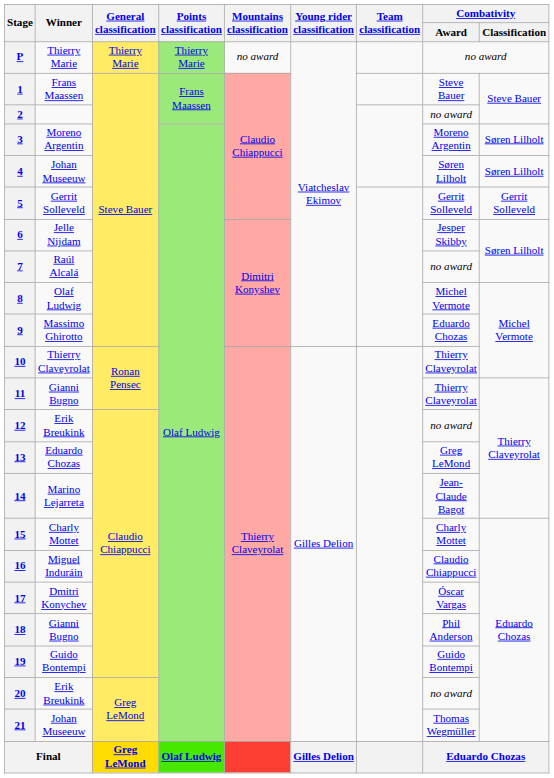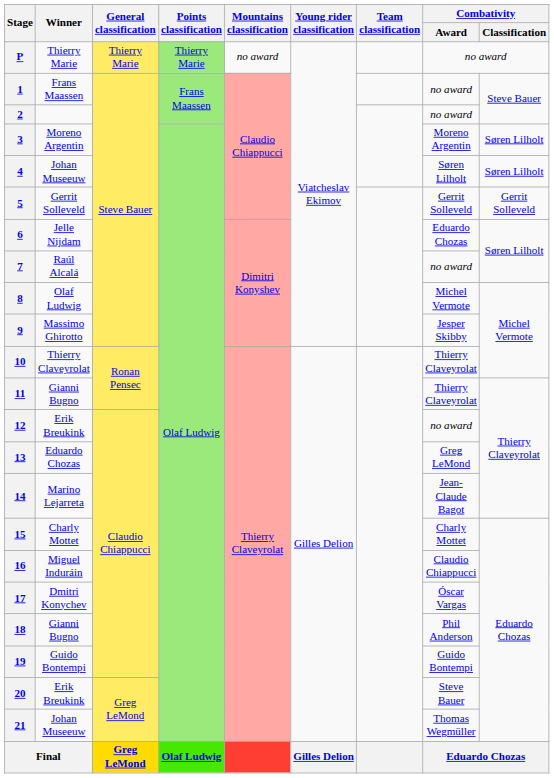(451, 89) Steve Bauer -> (451, 89) no award
(451, 235) Jesper Skibby -> (451, 235) Eduardo Chozas
(451, 330) Eduardo Chozas -> (451, 330) Jesper Skibby
(451, 693) no award -> (451, 693) Steve Bauer
